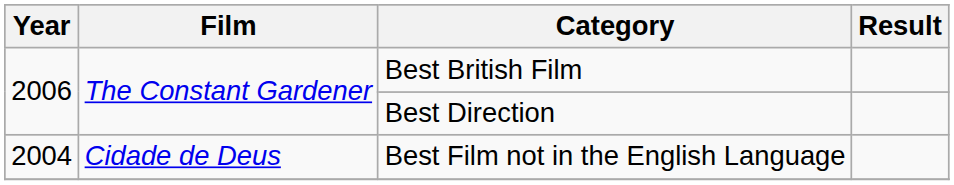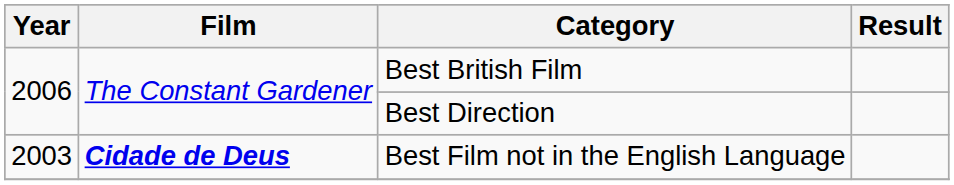(42, 156) 2004 -> (42, 156) 2003
(183, 156) normal -> (187, 156) bold
